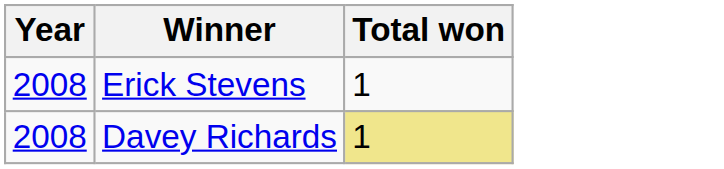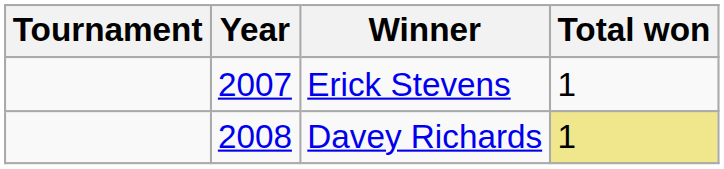+ column: (108, 30)
(50, 83) 2008 -> (255, 83) 2007
